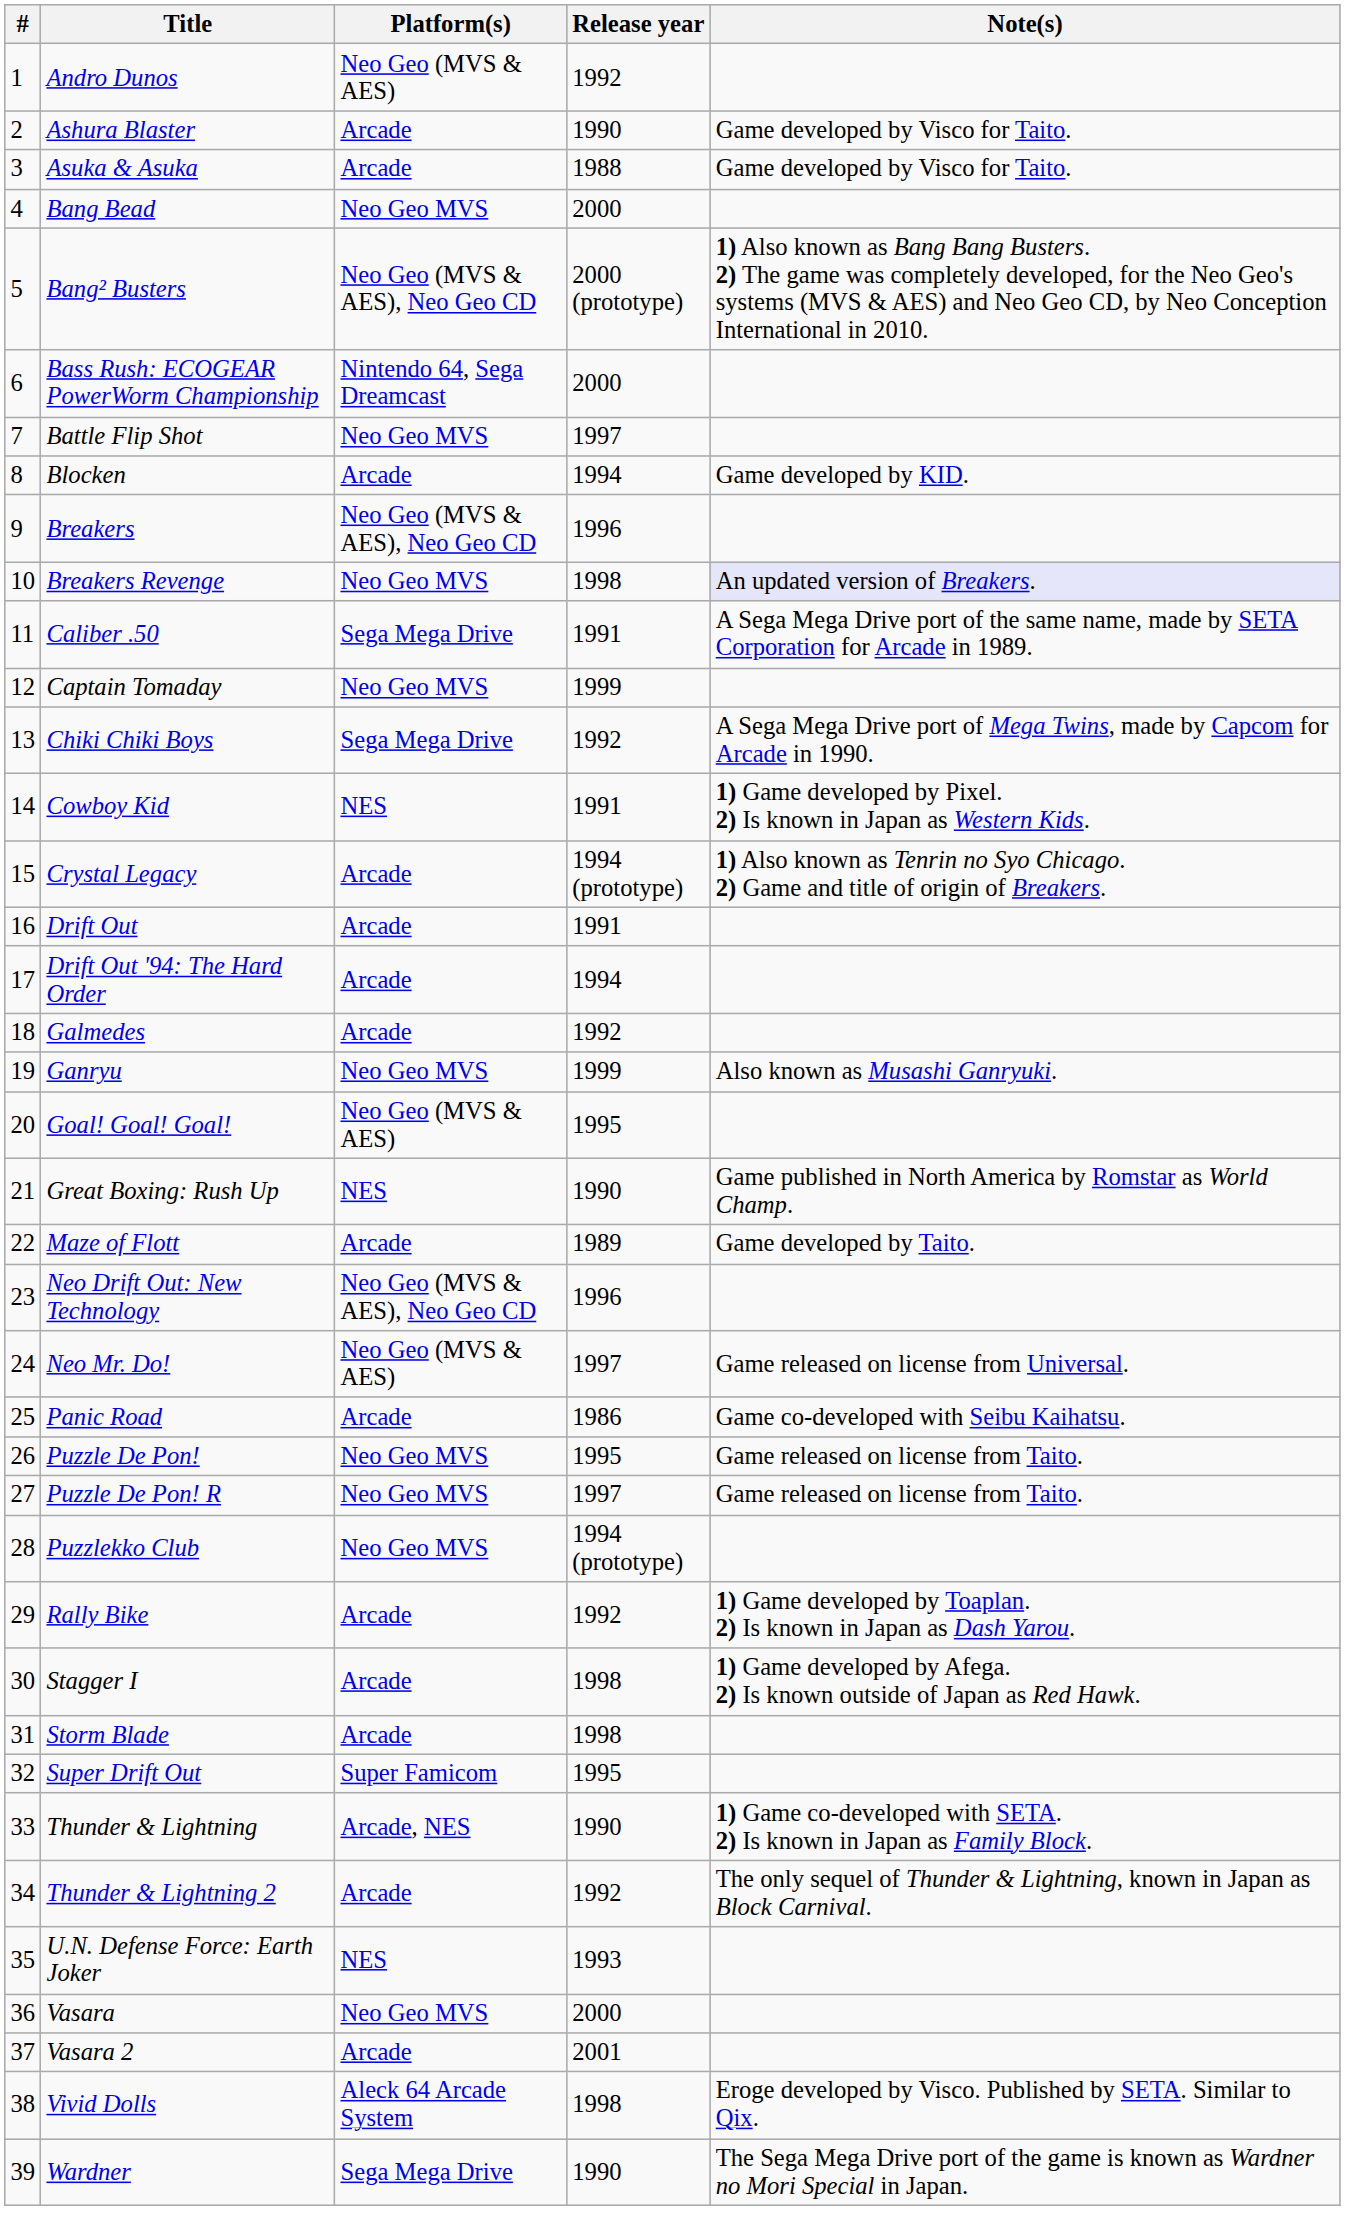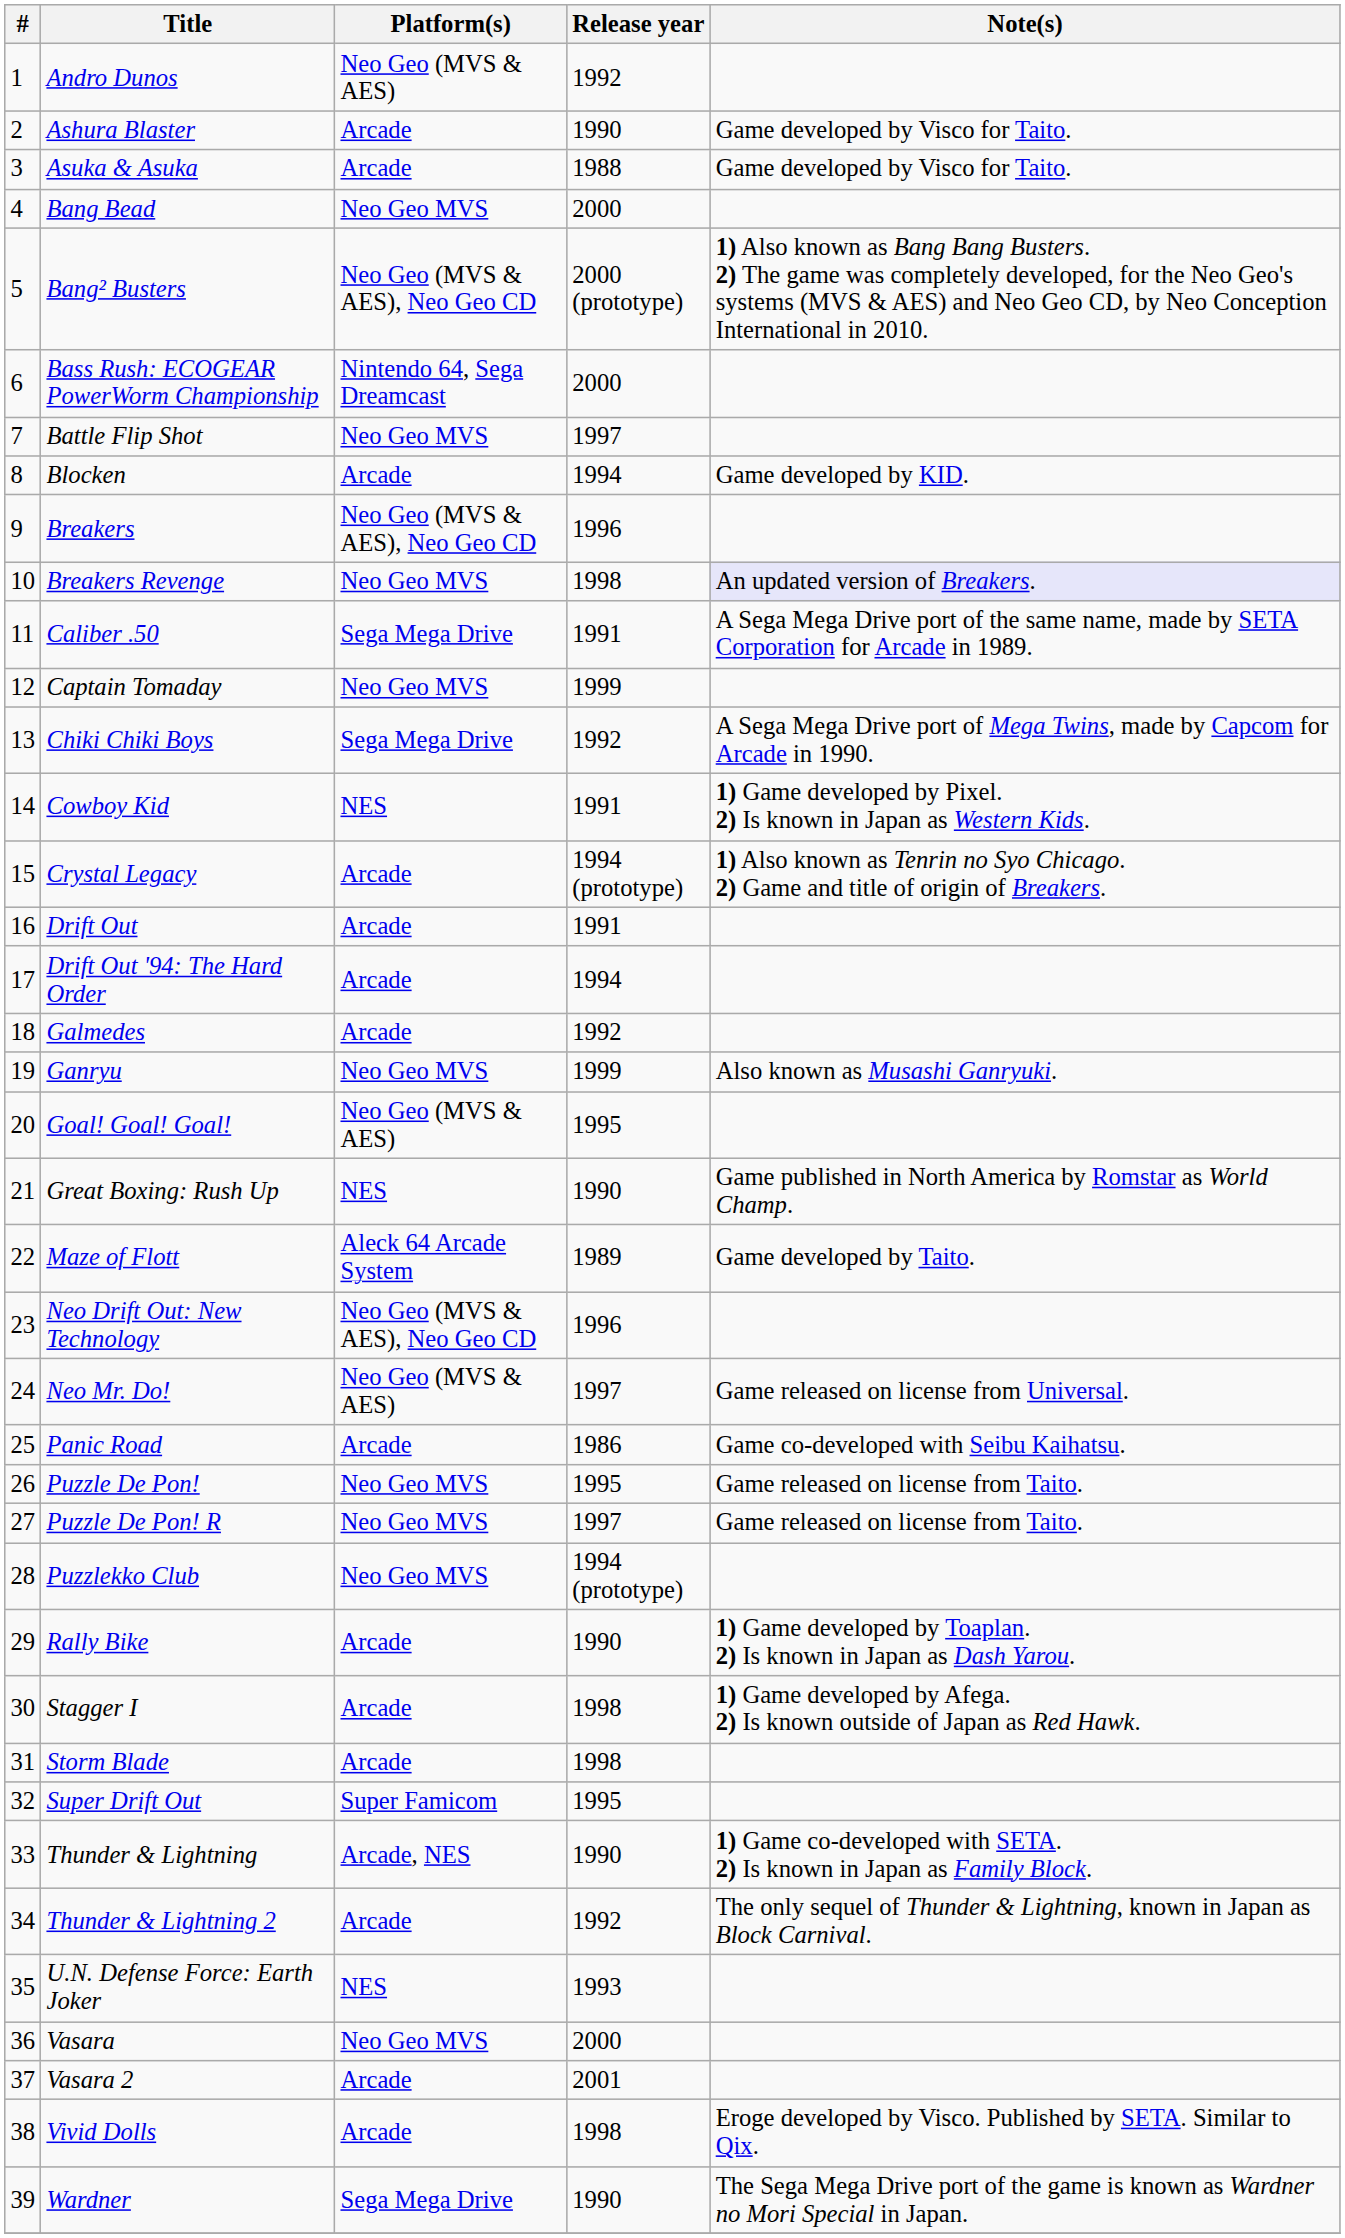(376, 1244) Arcade -> (423, 1257) Aleck 64 Arcade System
(597, 1614) 1992 -> (597, 1642) 1990
(423, 2104) Aleck 64 Arcade System -> (376, 2132) Arcade
